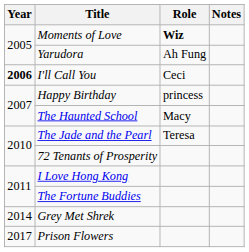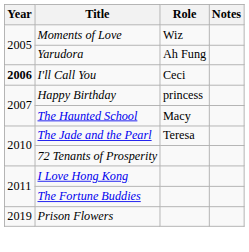(173, 35) bold -> (173, 35) normal
- row: (76, 216)
(20, 237) 2017 -> (20, 216) 2019
